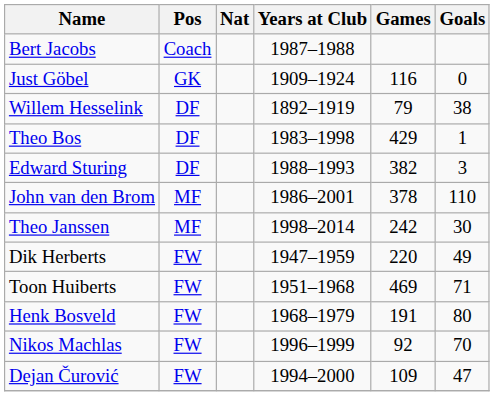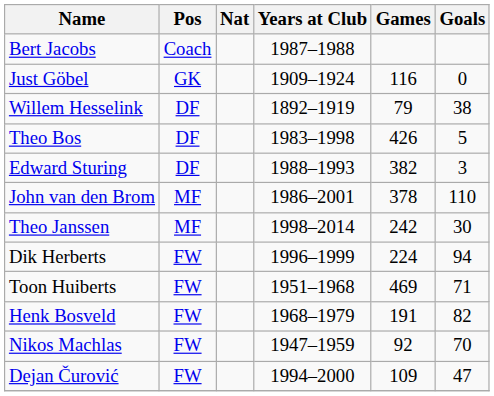(403, 138) 429 -> (403, 138) 426
(462, 138) 1 -> (462, 138) 5
(312, 256) 1947–1959 -> (312, 256) 1996–1999
(403, 256) 220 -> (403, 256) 224
(462, 256) 49 -> (462, 256) 94
(462, 316) 80 -> (462, 316) 82
(312, 345) 1996–1999 -> (312, 345) 1947–1959
